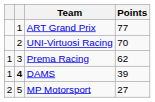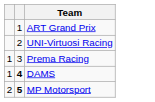- column: (132, 12)
(19, 89) normal -> (19, 89) bold
